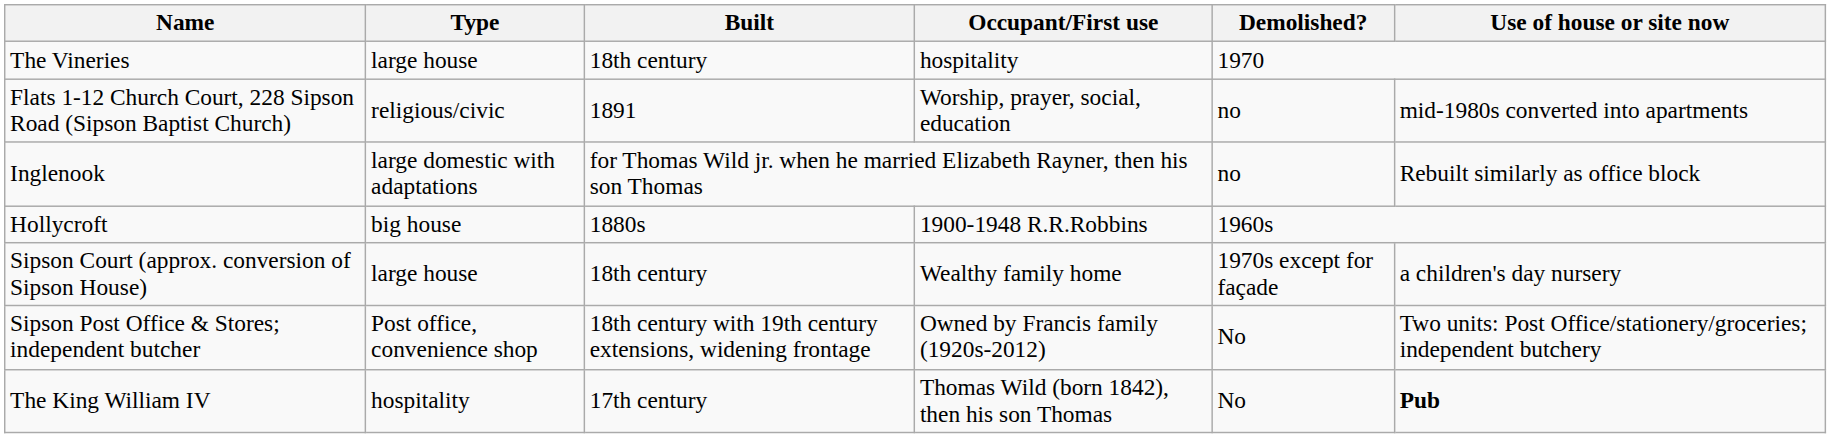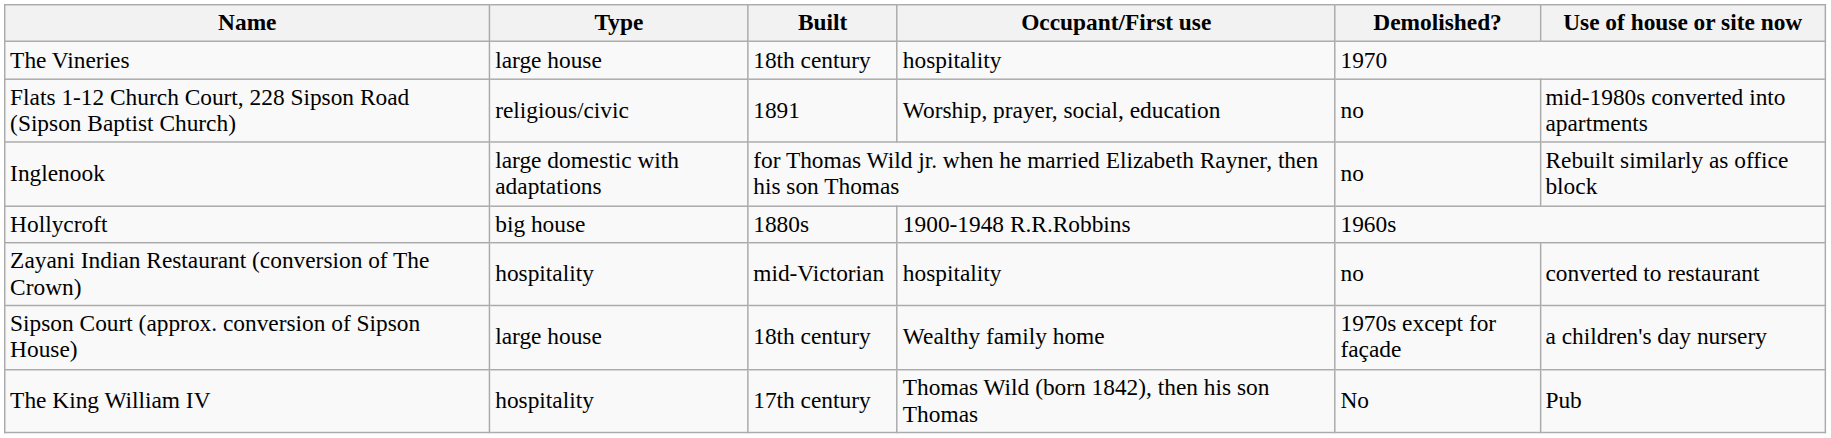+ row: (220, 273)
- row: (145, 337)
(1420, 400) bold -> (1564, 400) normal
